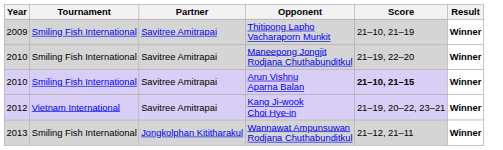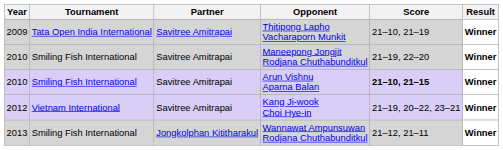(84, 32) Smiling Fish International -> (92, 32) Tata Open India International
